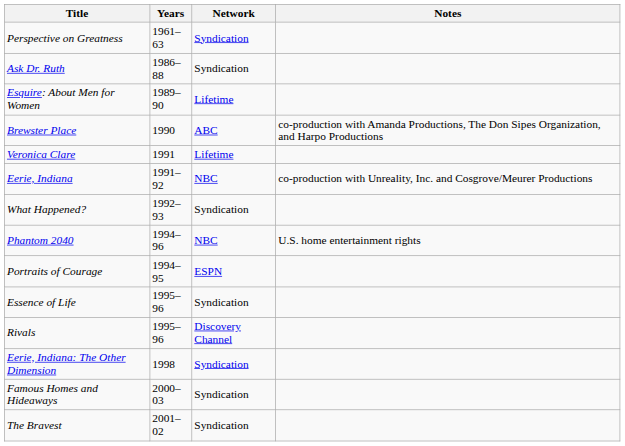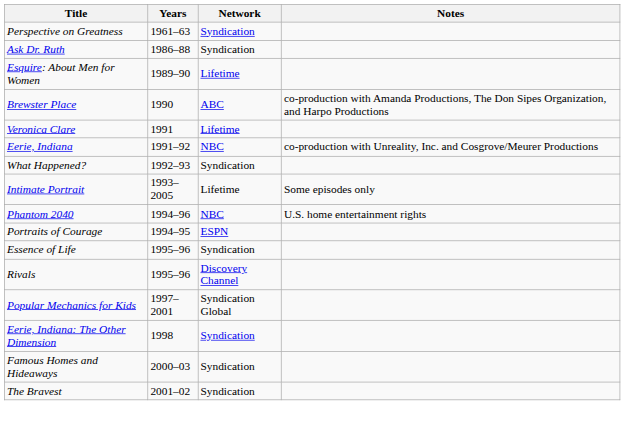+ row: (46, 189)
+ row: (71, 305)
